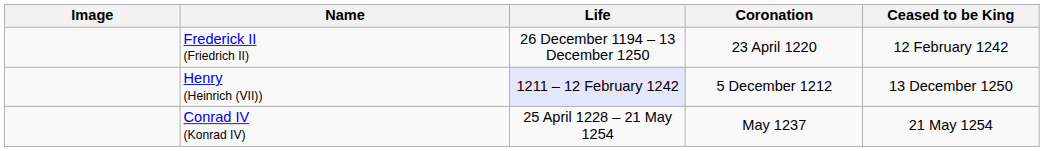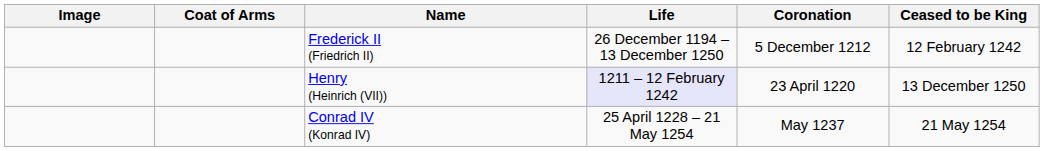+ column: (230, 16)
(774, 47) 23 April 1220 -> (813, 47) 5 December 1212
(774, 86) 5 December 1212 -> (813, 86) 23 April 1220
